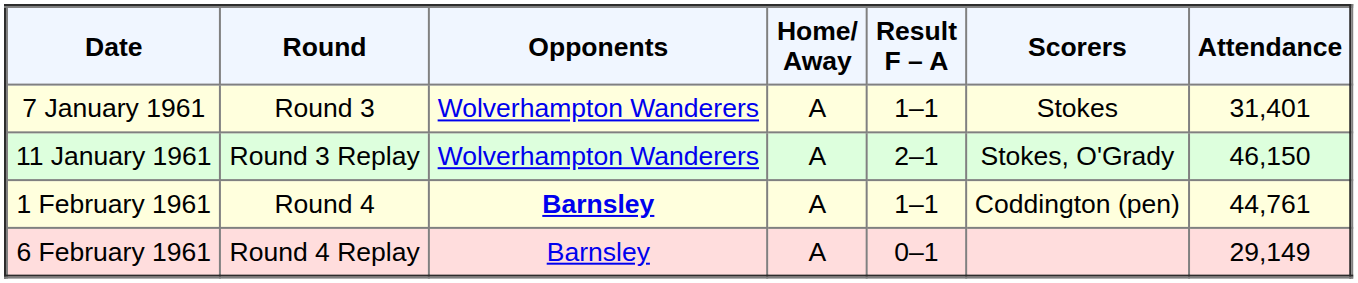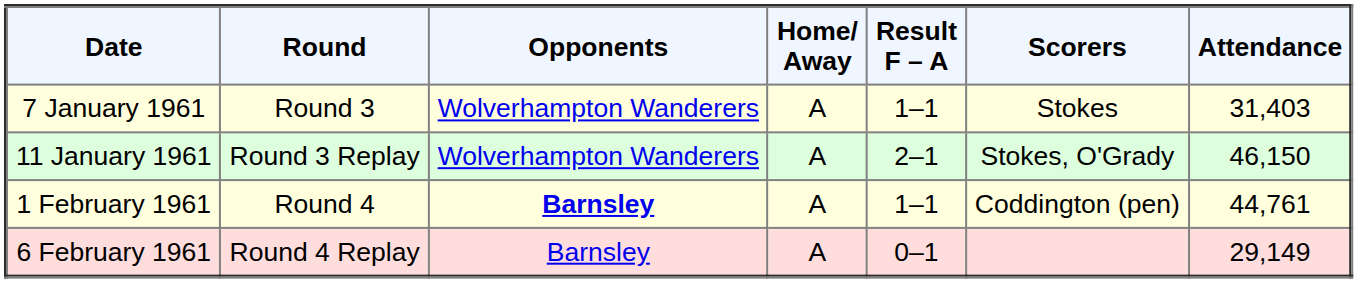(1270, 108) 31,401 -> (1270, 108) 31,403
